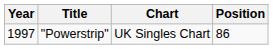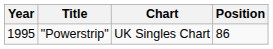(21, 34) 1997 -> (21, 34) 1995
